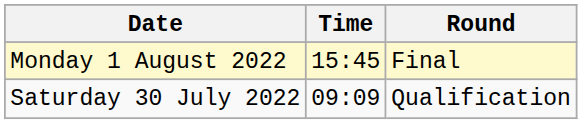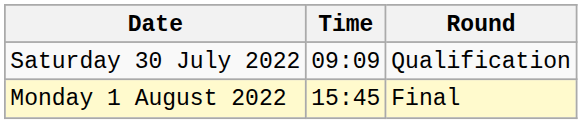rows swapped: (155, 99) <-> (148, 61)
